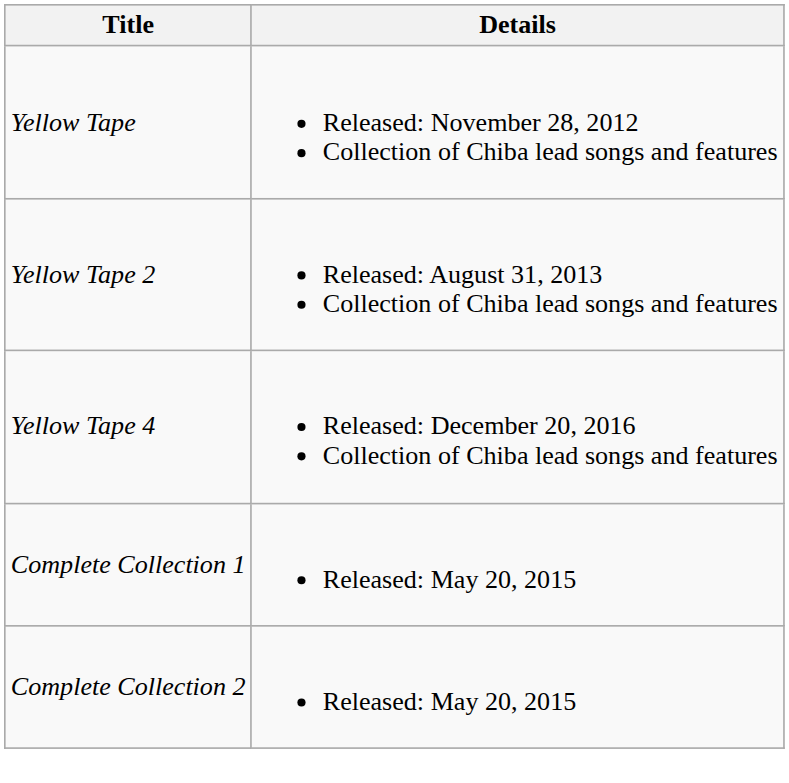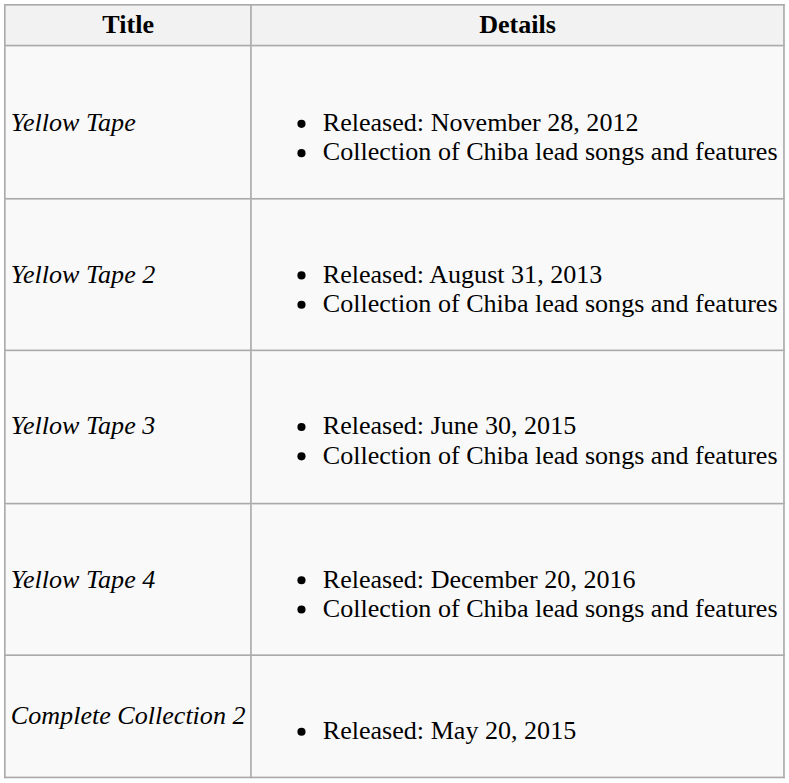+ row: (83, 426)
- row: (128, 563)
